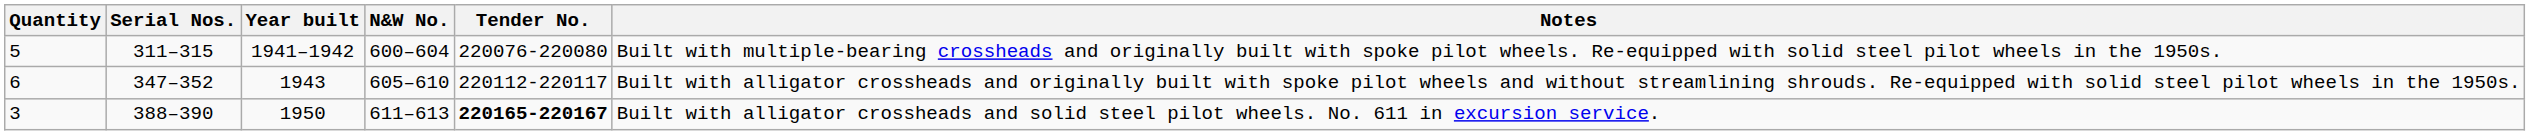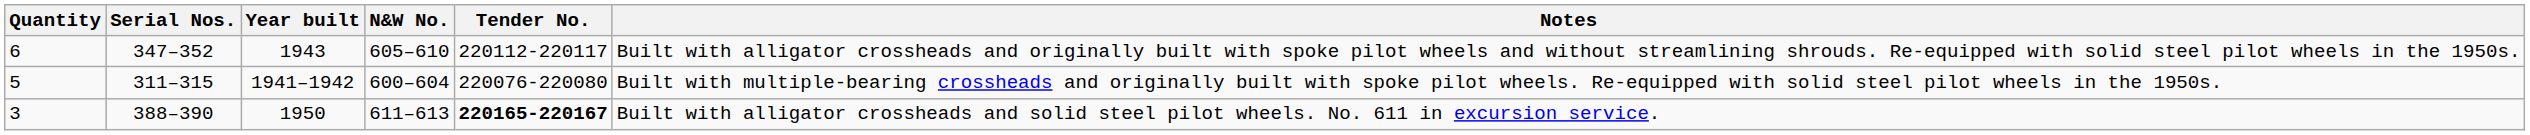rows swapped: (15, 51) <-> (15, 83)
